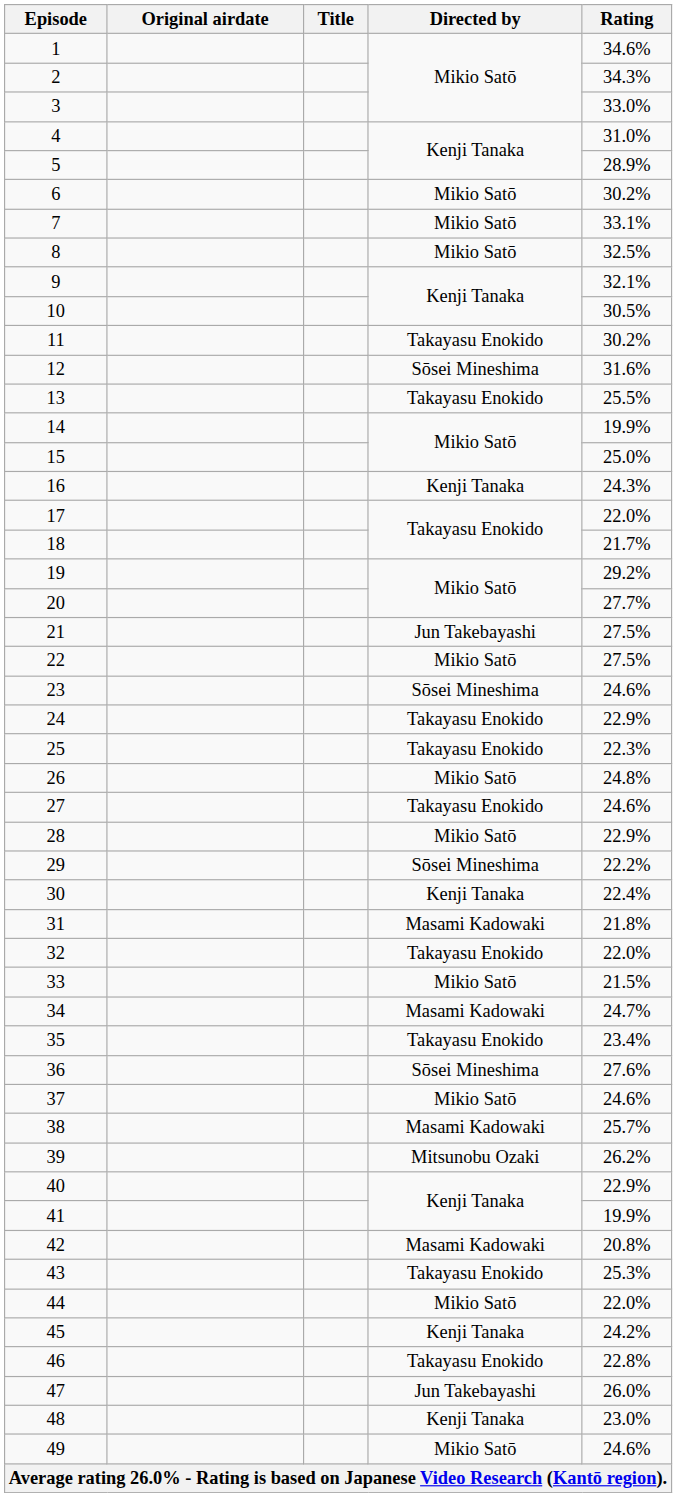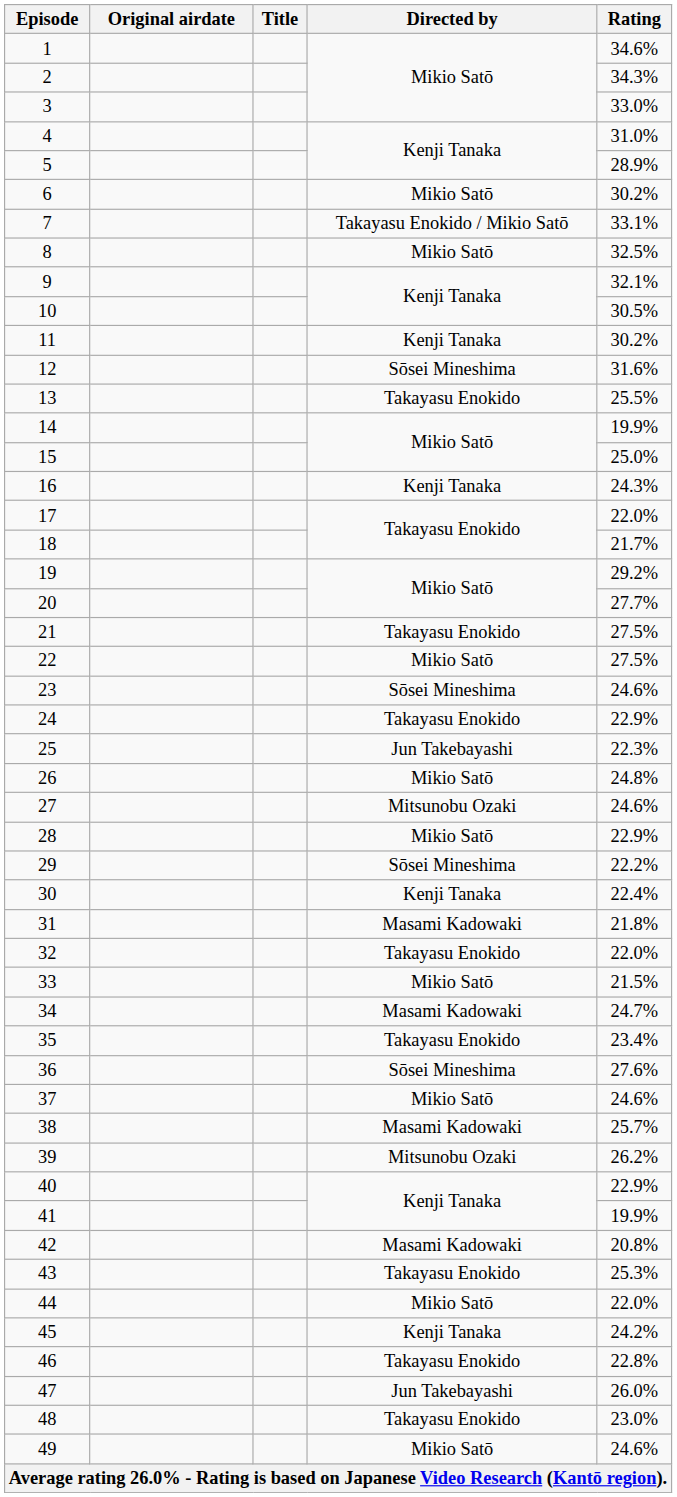(475, 223) Mikio Satō -> (452, 223) Takayasu Enokido / Mikio Satō
(475, 340) Takayasu Enokido -> (452, 340) Kenji Tanaka
(475, 631) Jun Takebayashi -> (452, 631) Takayasu Enokido
(475, 748) Takayasu Enokido -> (452, 748) Jun Takebayashi
(475, 806) Takayasu Enokido -> (452, 806) Mitsunobu Ozaki
(475, 1419) Kenji Tanaka -> (452, 1419) Takayasu Enokido
